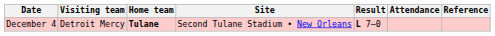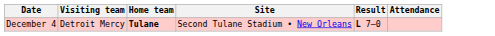- column: (466, 11)
